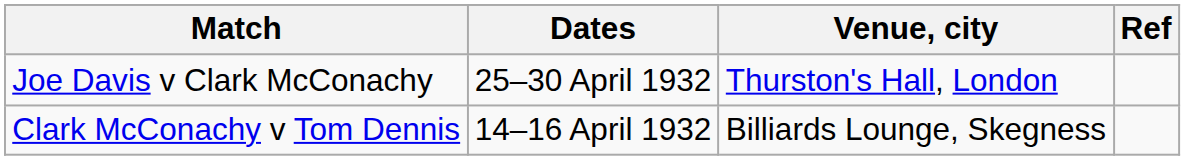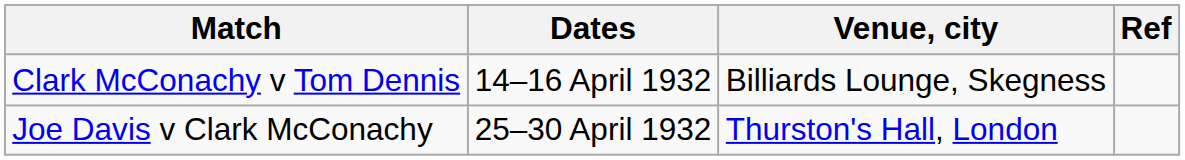rows swapped: (236, 129) <-> (222, 79)
